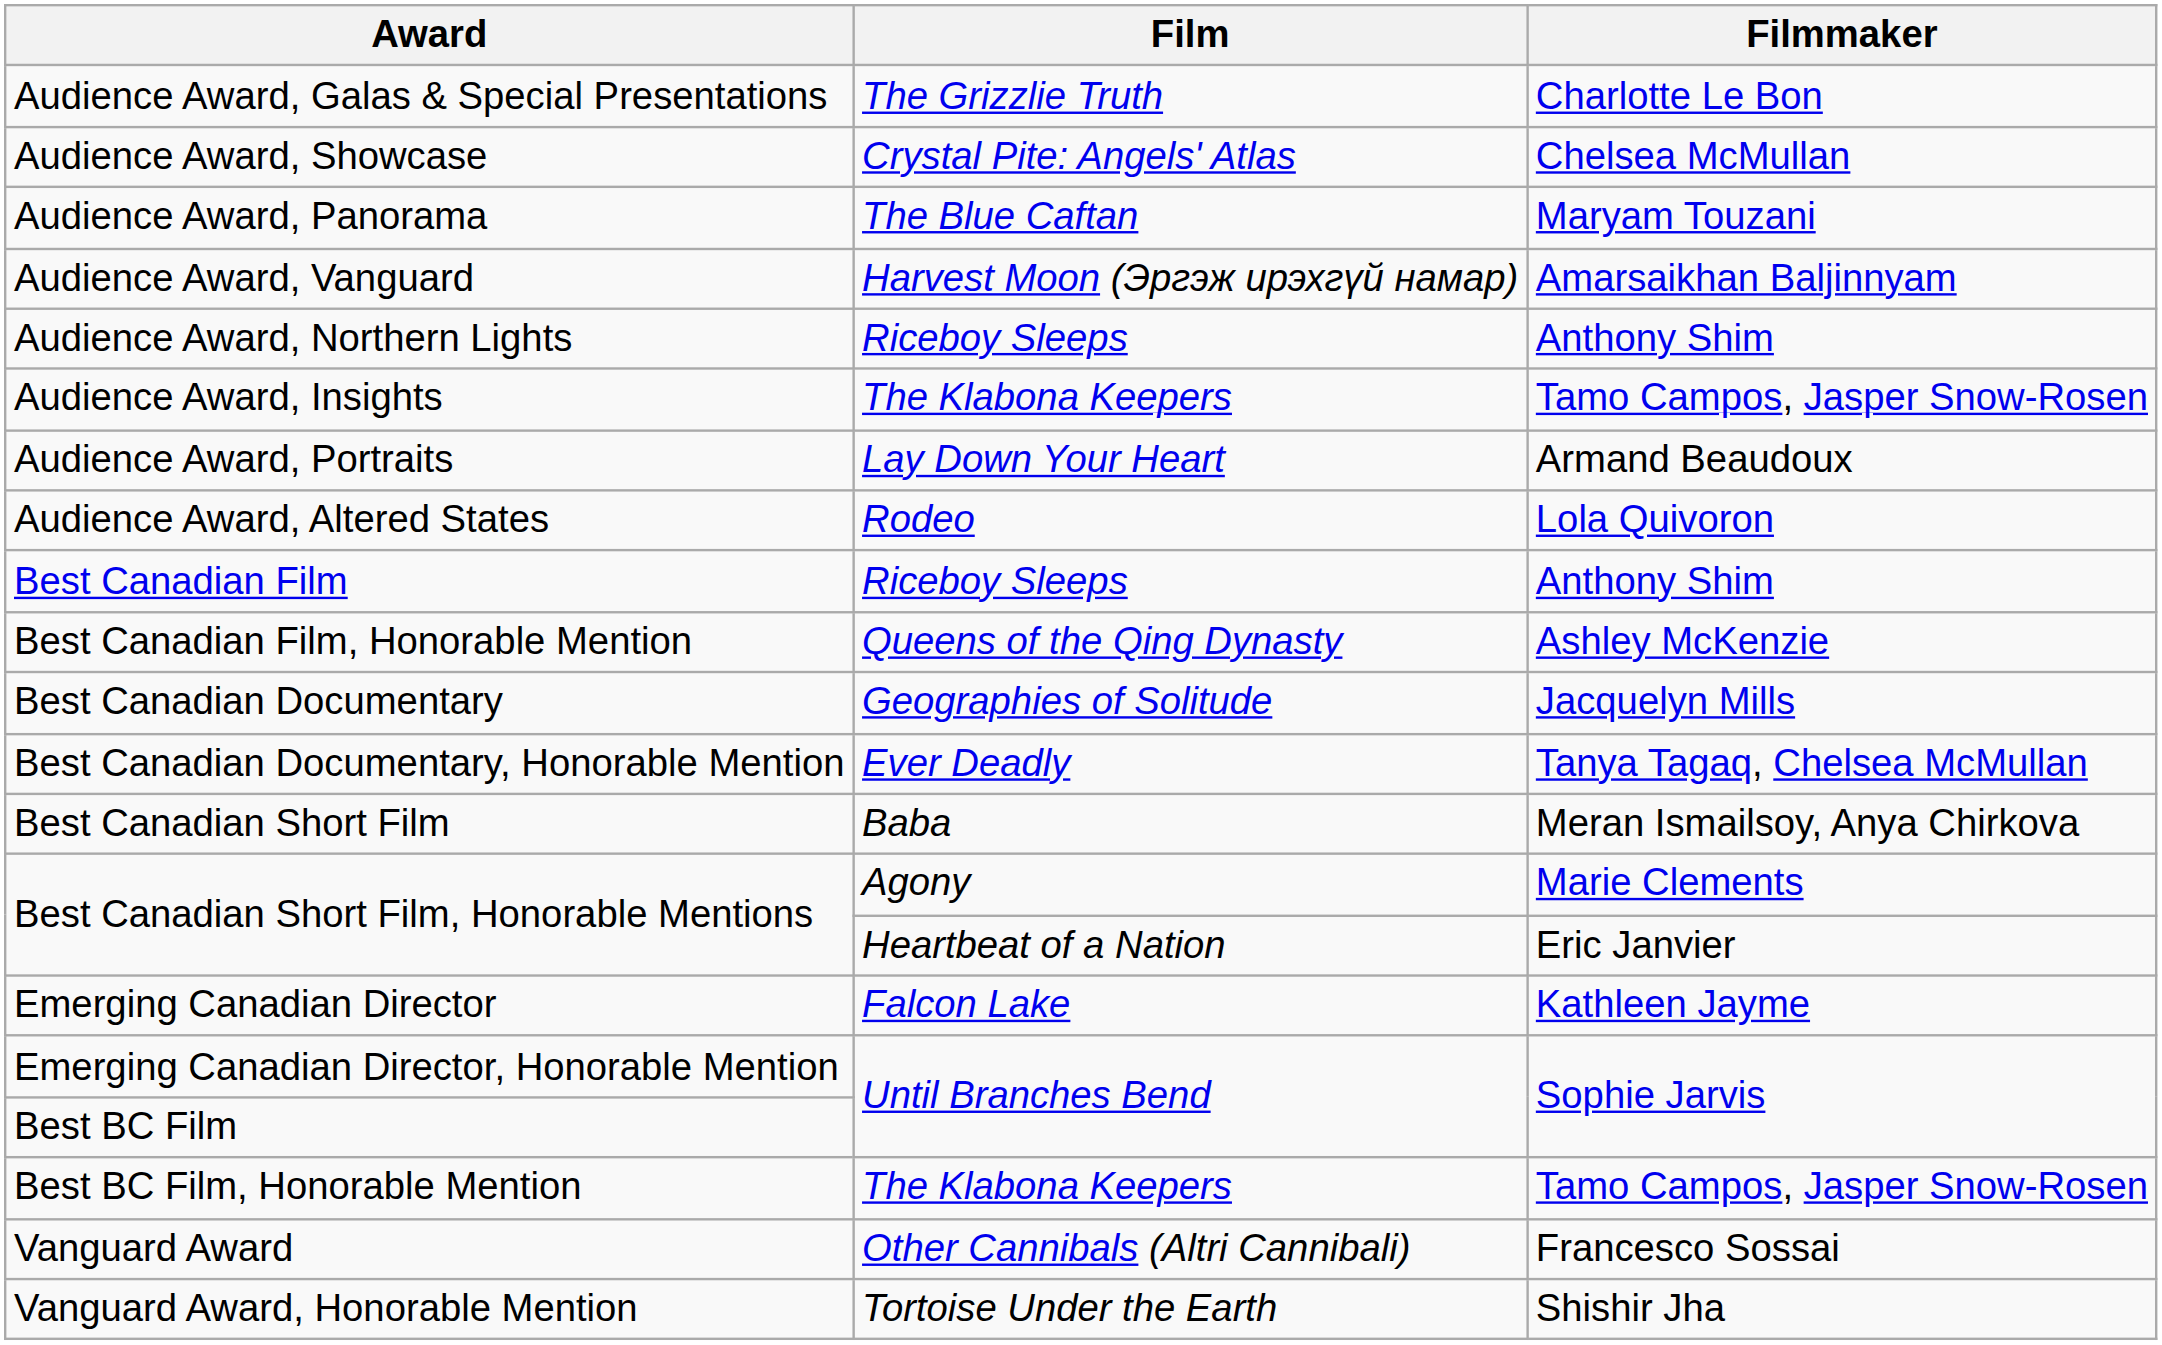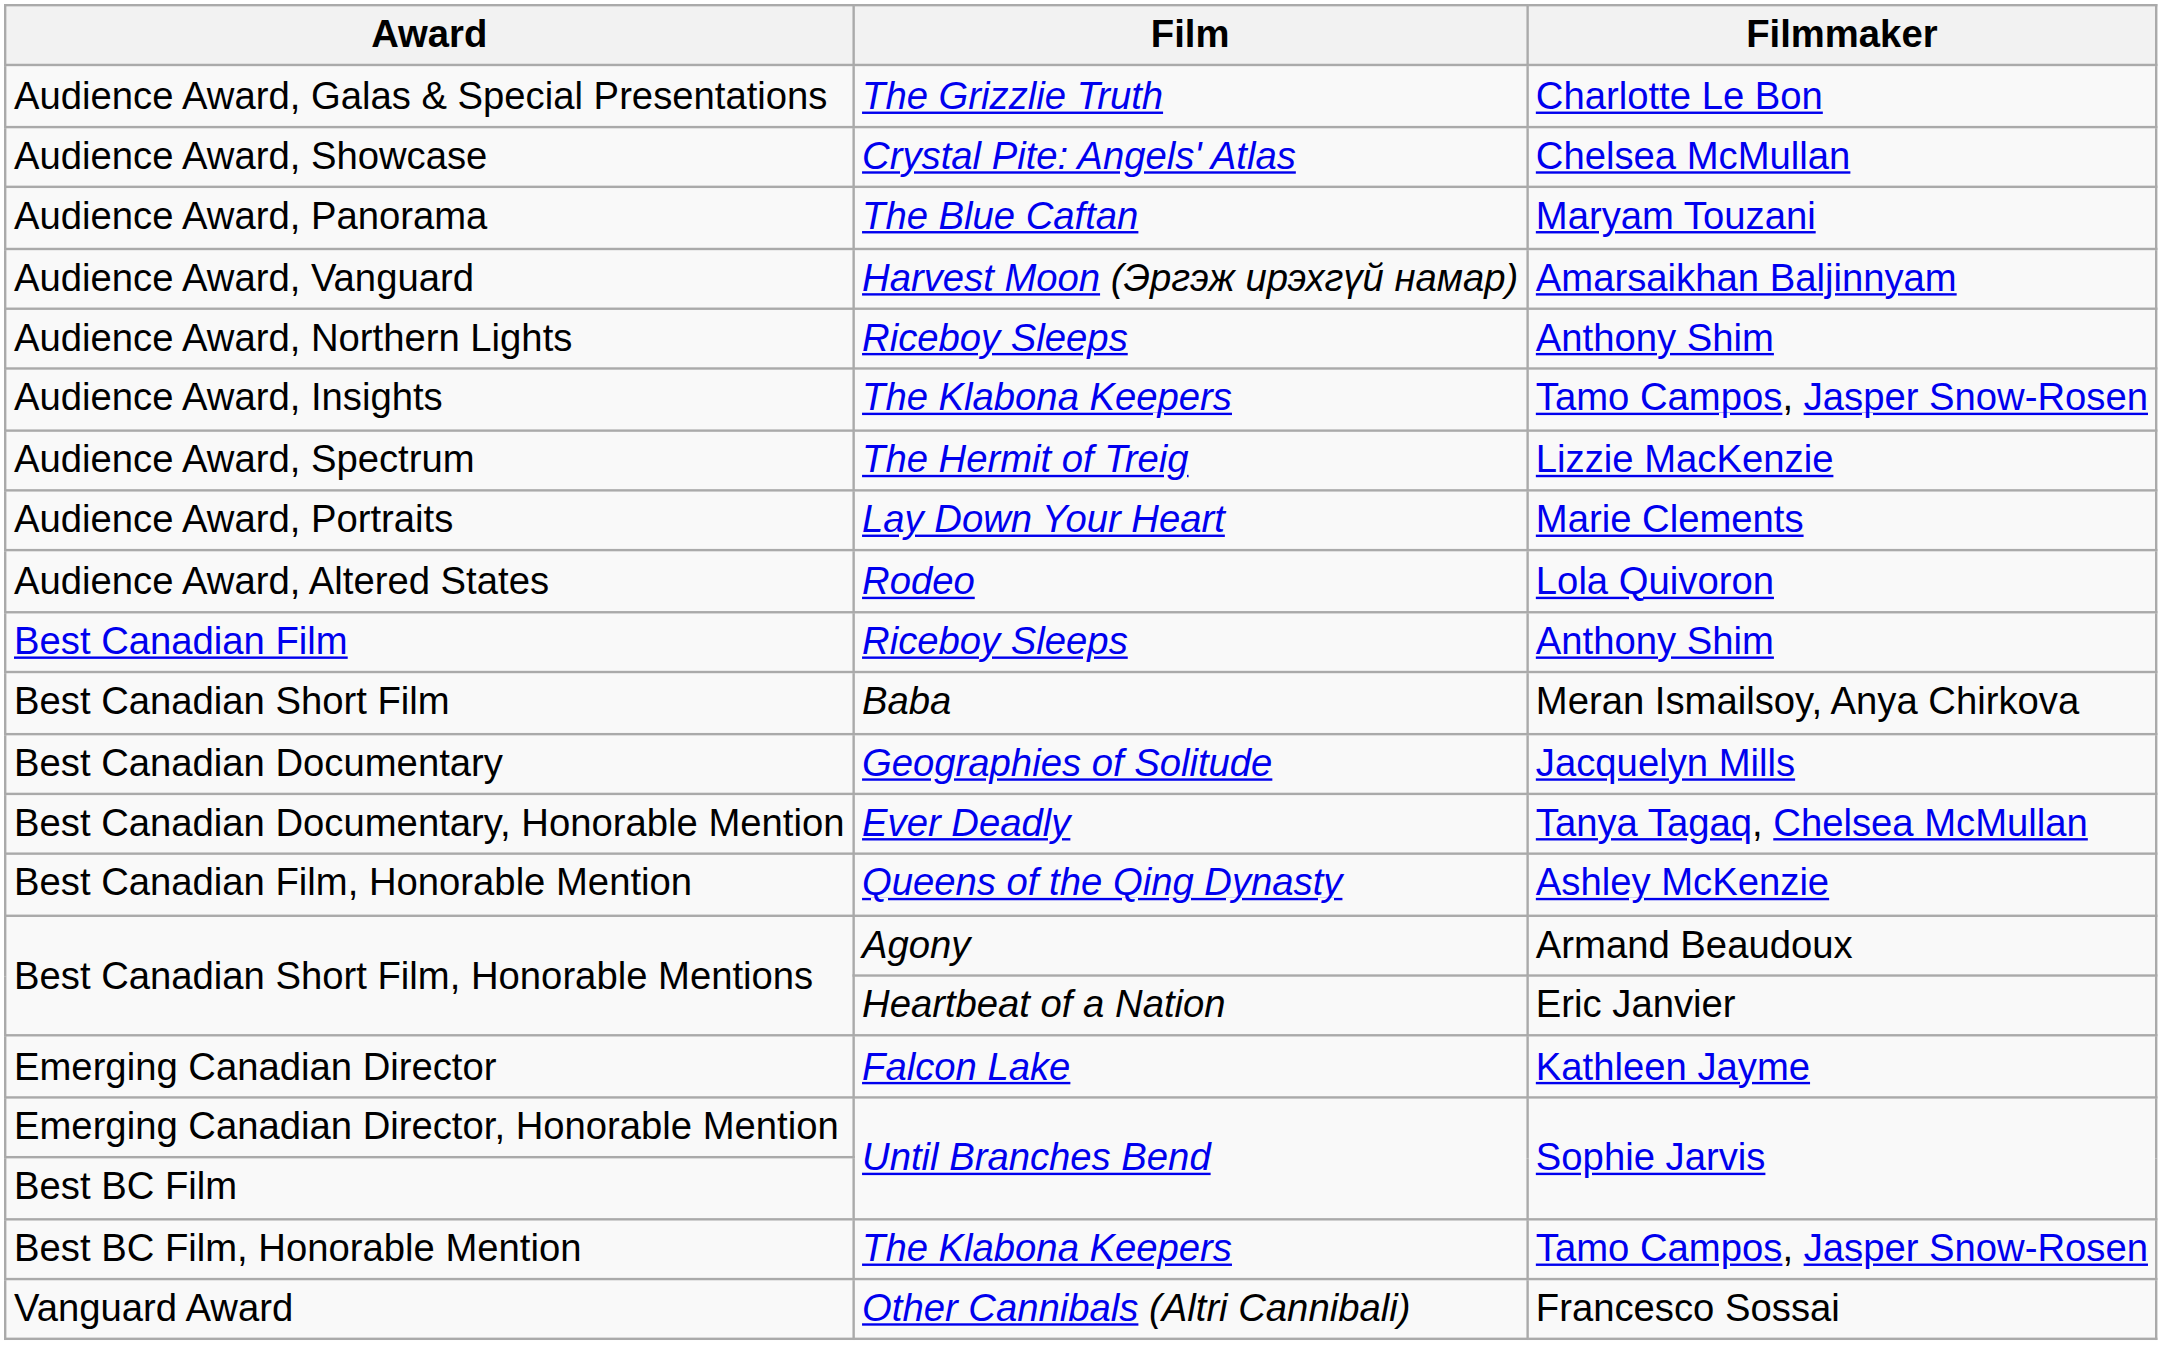+ row: (244, 459)
(1694, 459) Armand Beaudoux -> (1670, 519) Marie Clements
rows swapped: (353, 641) <-> (232, 823)
(1670, 883) Marie Clements -> (1694, 944) Armand Beaudoux
- row: (326, 1308)
